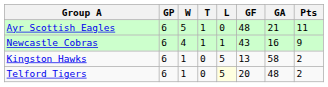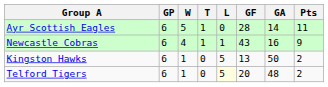(244, 28) 48 -> (244, 28) 28
(273, 28) 21 -> (273, 28) 14
(273, 58) 58 -> (273, 58) 50
